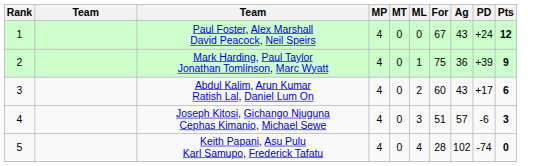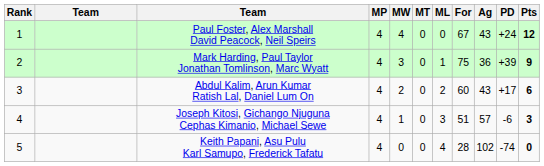+ column: (401, 12)
